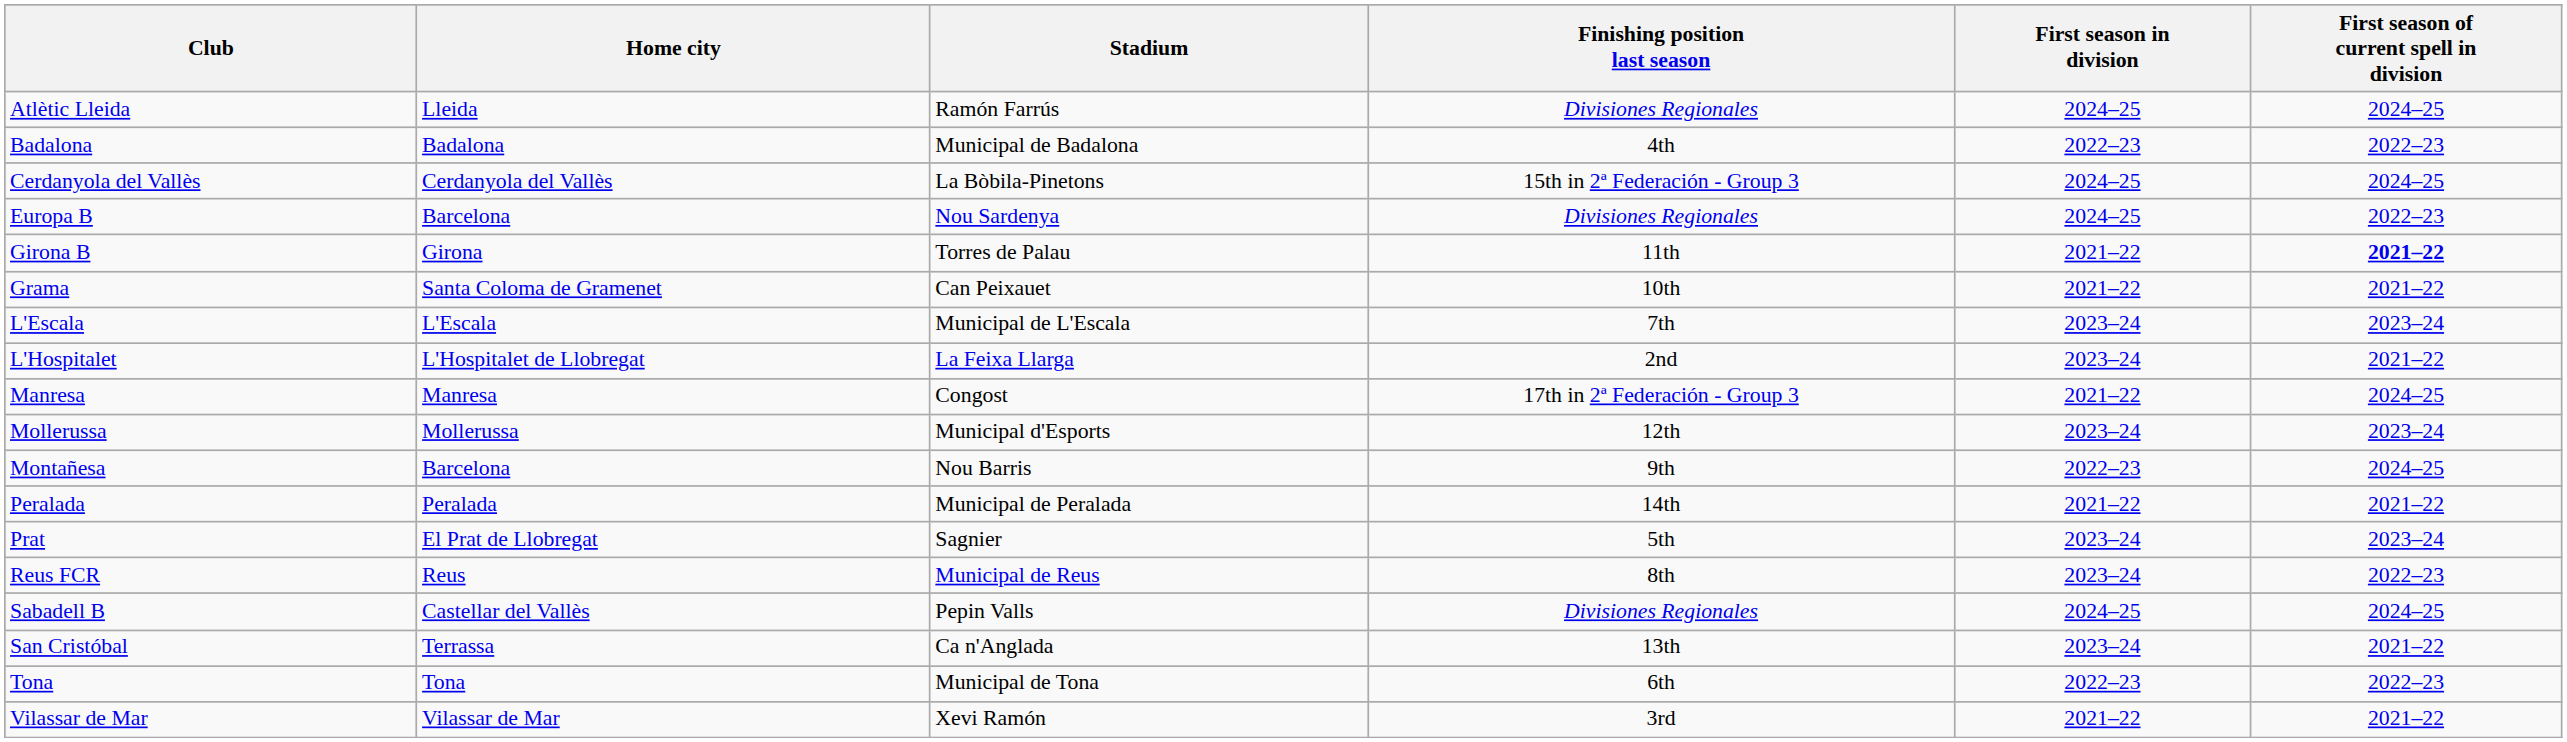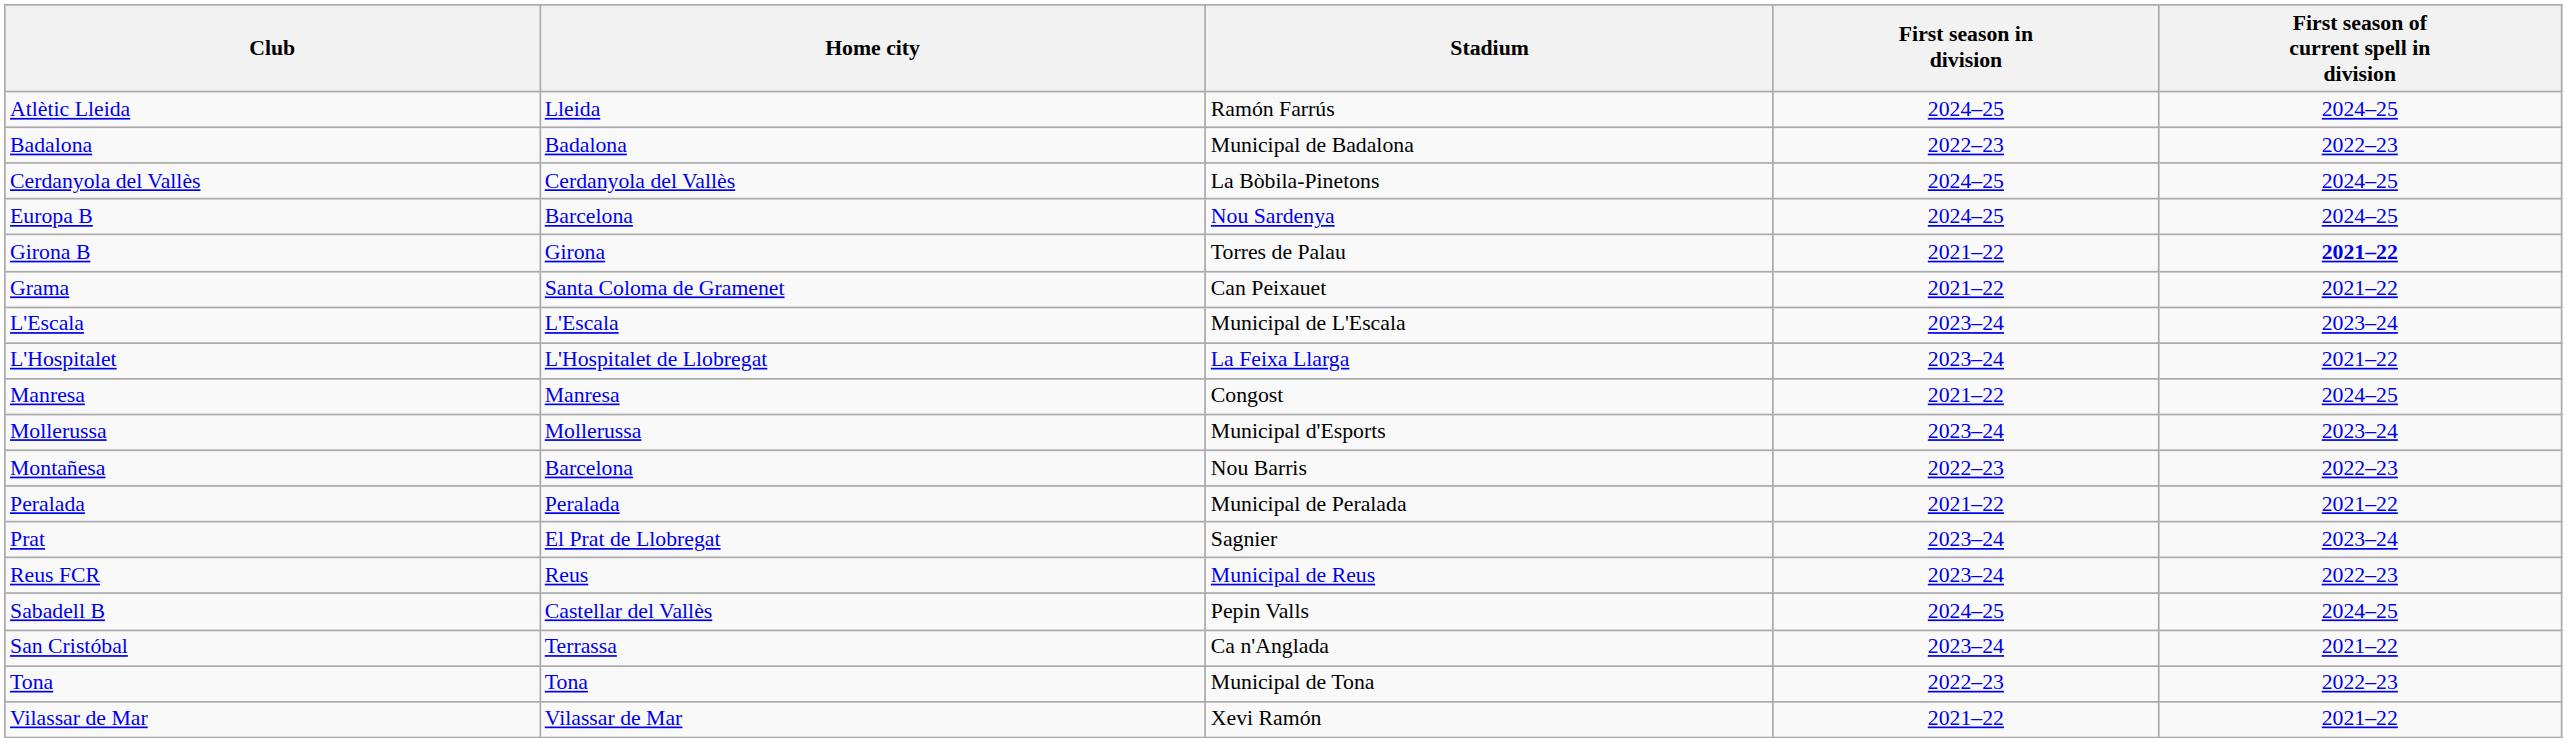- column: (1661, 47)
(2406, 216) 2022–23 -> (2360, 216) 2024–25
(2406, 467) 2024–25 -> (2360, 467) 2022–23
